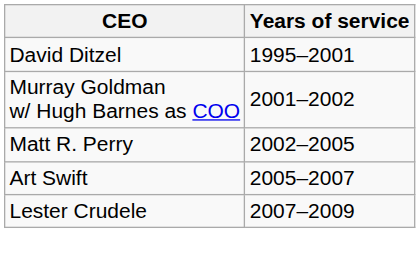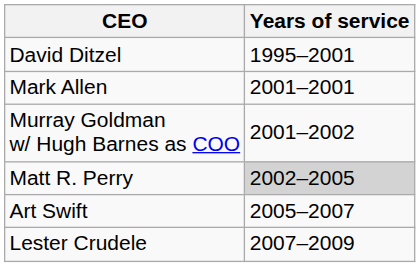+ row: (58, 87)
(302, 144) no background -> (302, 177) lightgrey background
